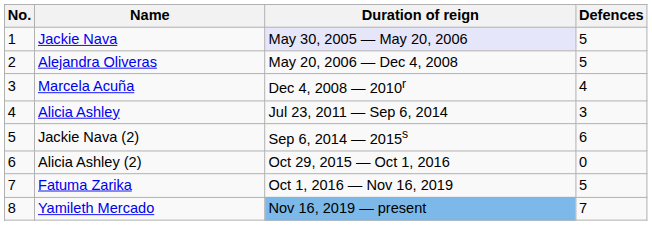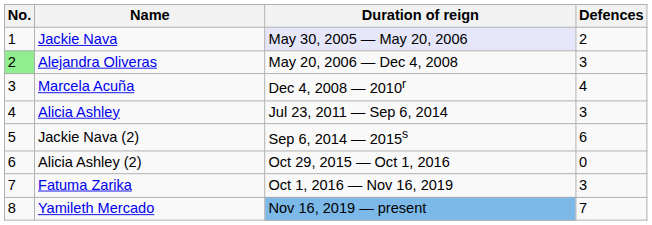(583, 39) 5 -> (583, 39) 2
(12, 62) no background -> (12, 62) lightgreen background
(583, 62) 5 -> (583, 62) 3
(583, 185) 5 -> (583, 185) 3
